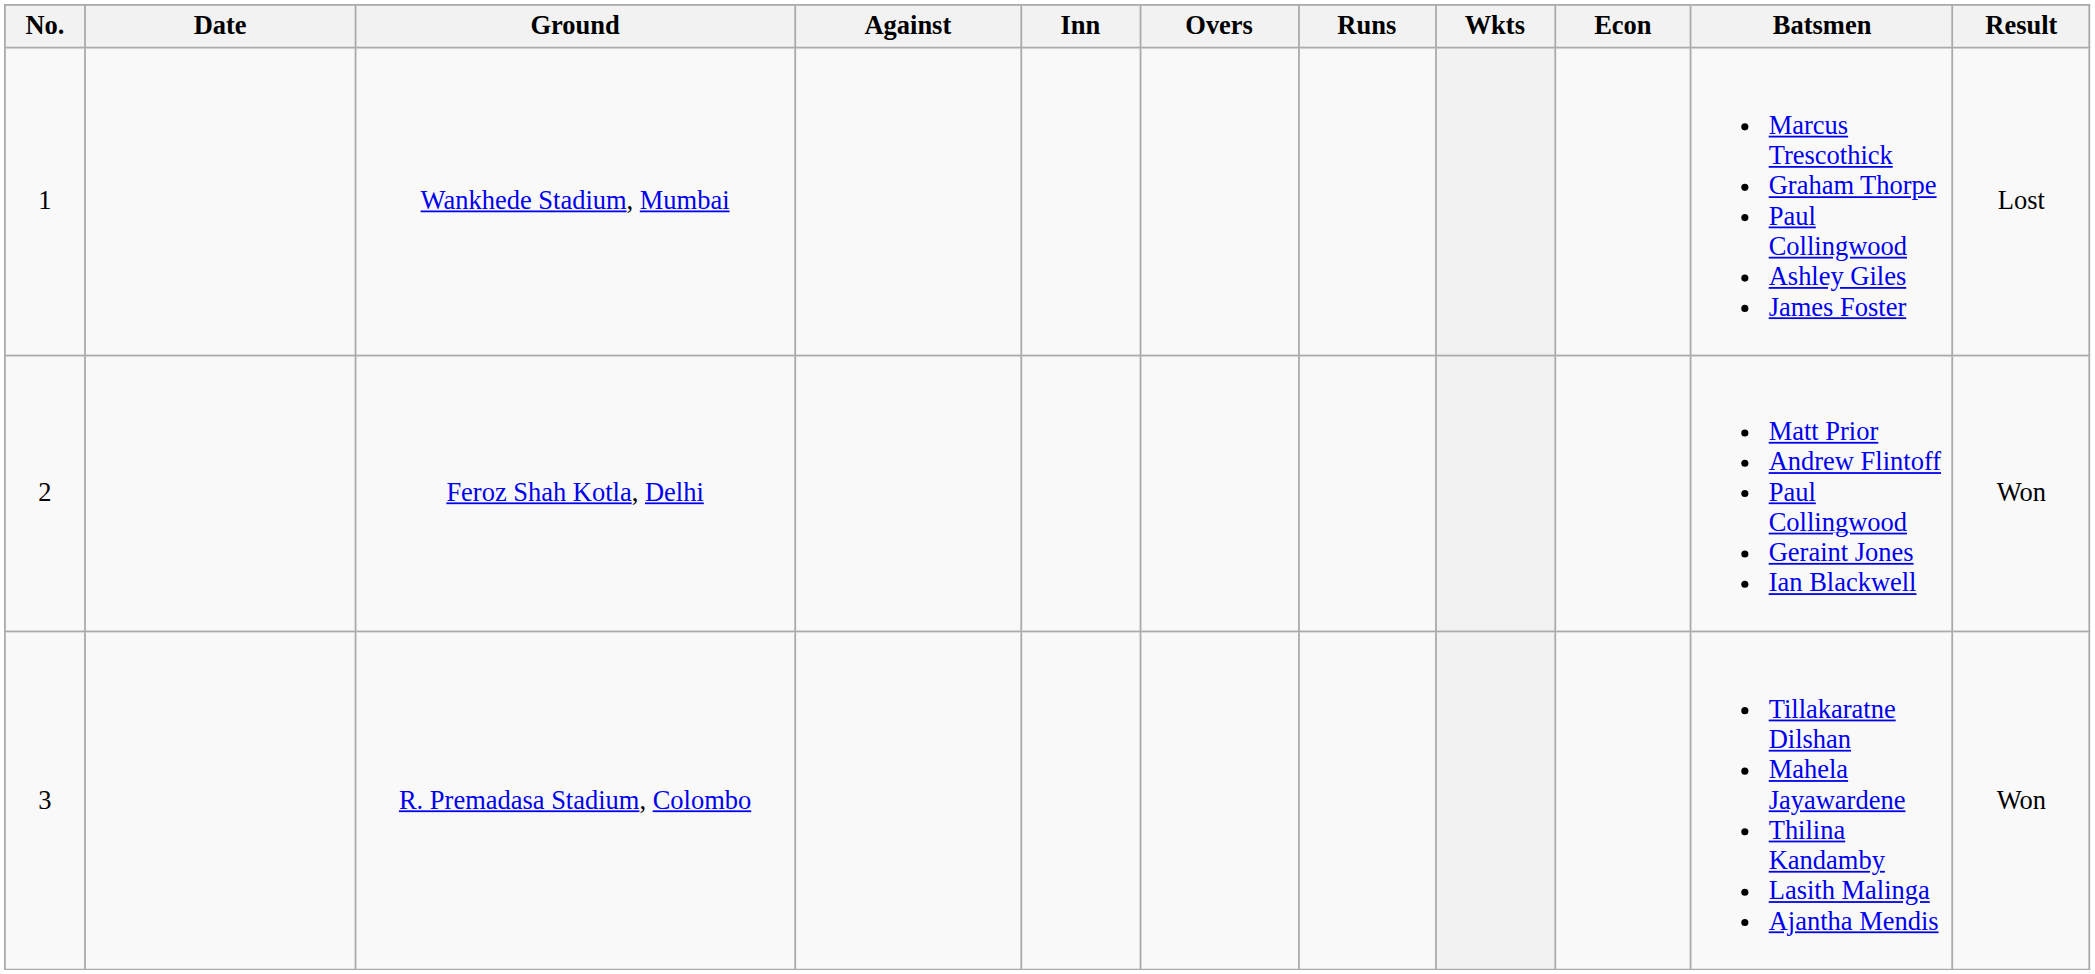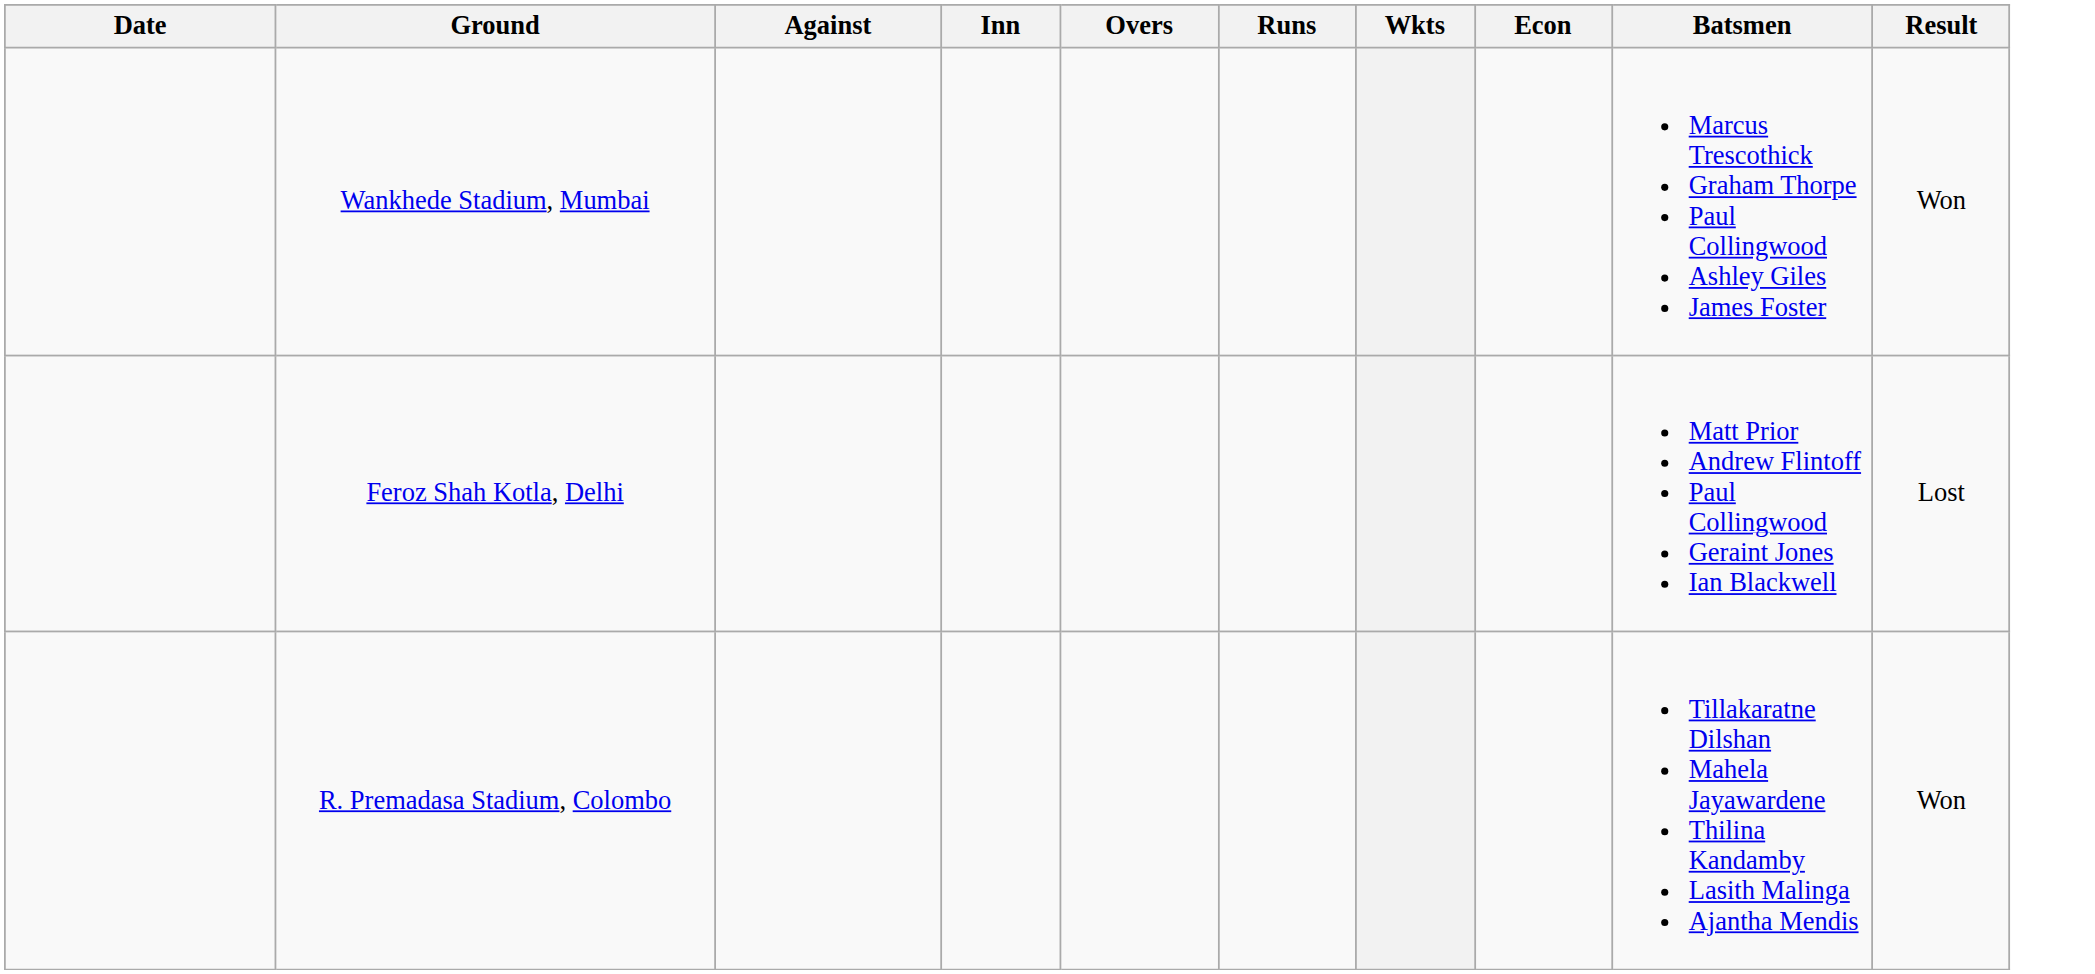- column: (45, 25)
(2021, 200) Lost -> (1941, 200) Won
(2021, 492) Won -> (1941, 492) Lost
